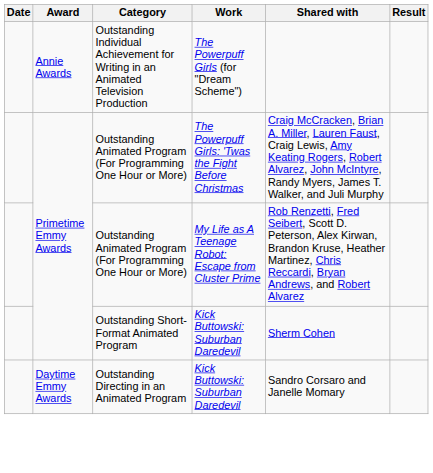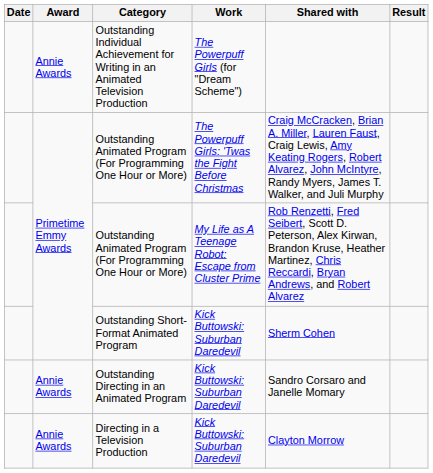(55, 387) Daytime Emmy Awards -> (53, 387) Annie Awards
+ row: (127, 441)
